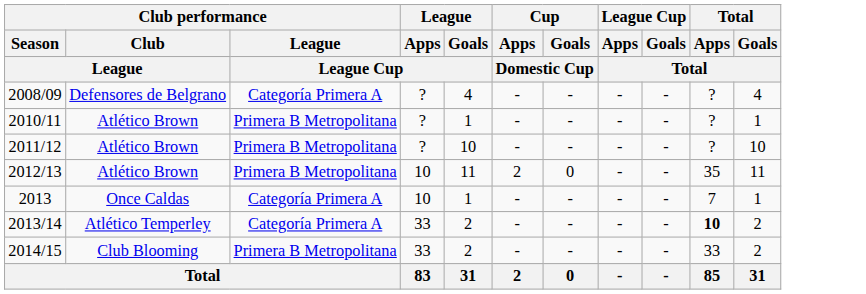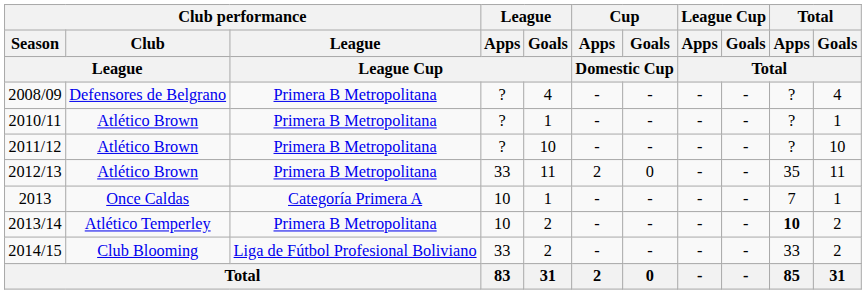(315, 95) Categoría Primera A -> (355, 95) Primera B Metropolitana
(422, 172) 10 -> (502, 172) 33
(315, 224) Categoría Primera A -> (355, 224) Primera B Metropolitana
(422, 224) 33 -> (502, 224) 10
(315, 250) Primera B Metropolitana -> (355, 250) Liga de Fútbol Profesional Boliviano
